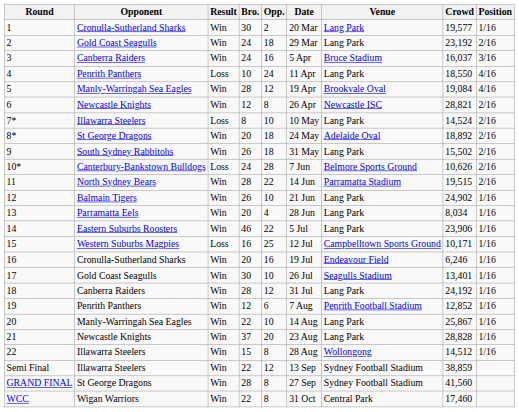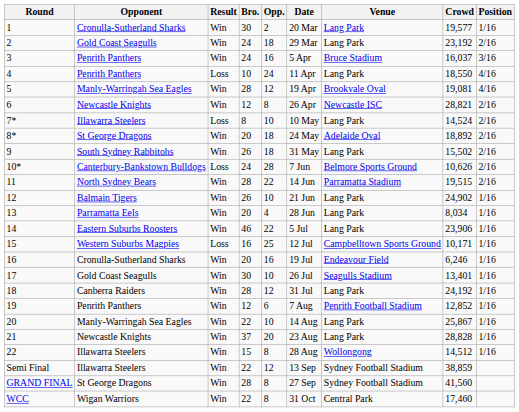(111, 58) Canberra Raiders -> (109, 58) Penrith Panthers
(459, 89) 19,084 -> (459, 89) 19,081
